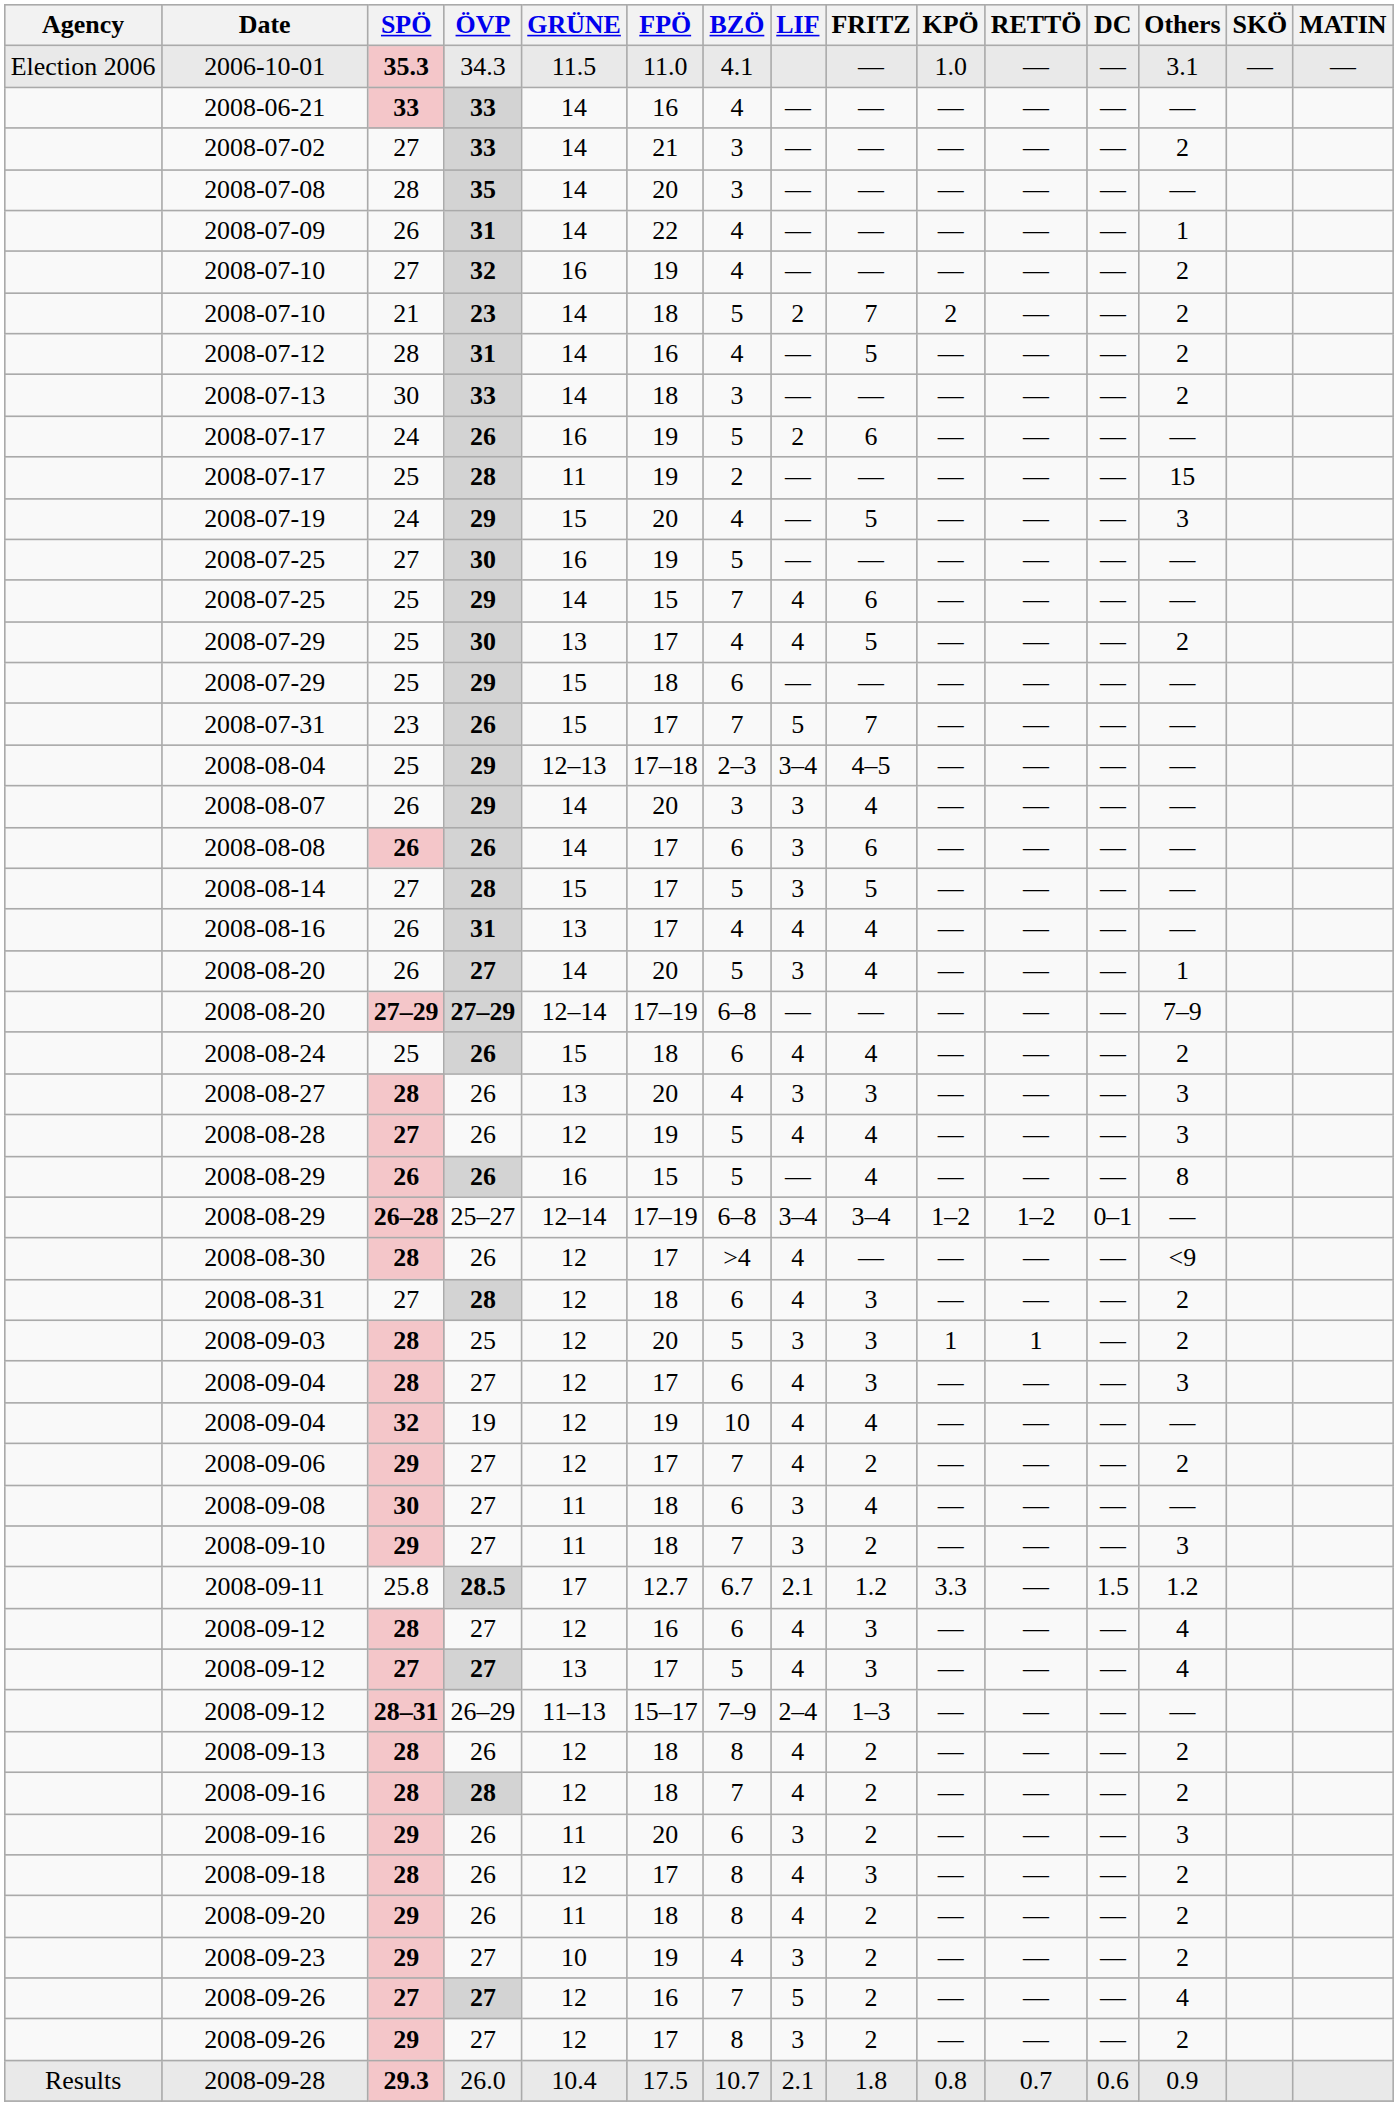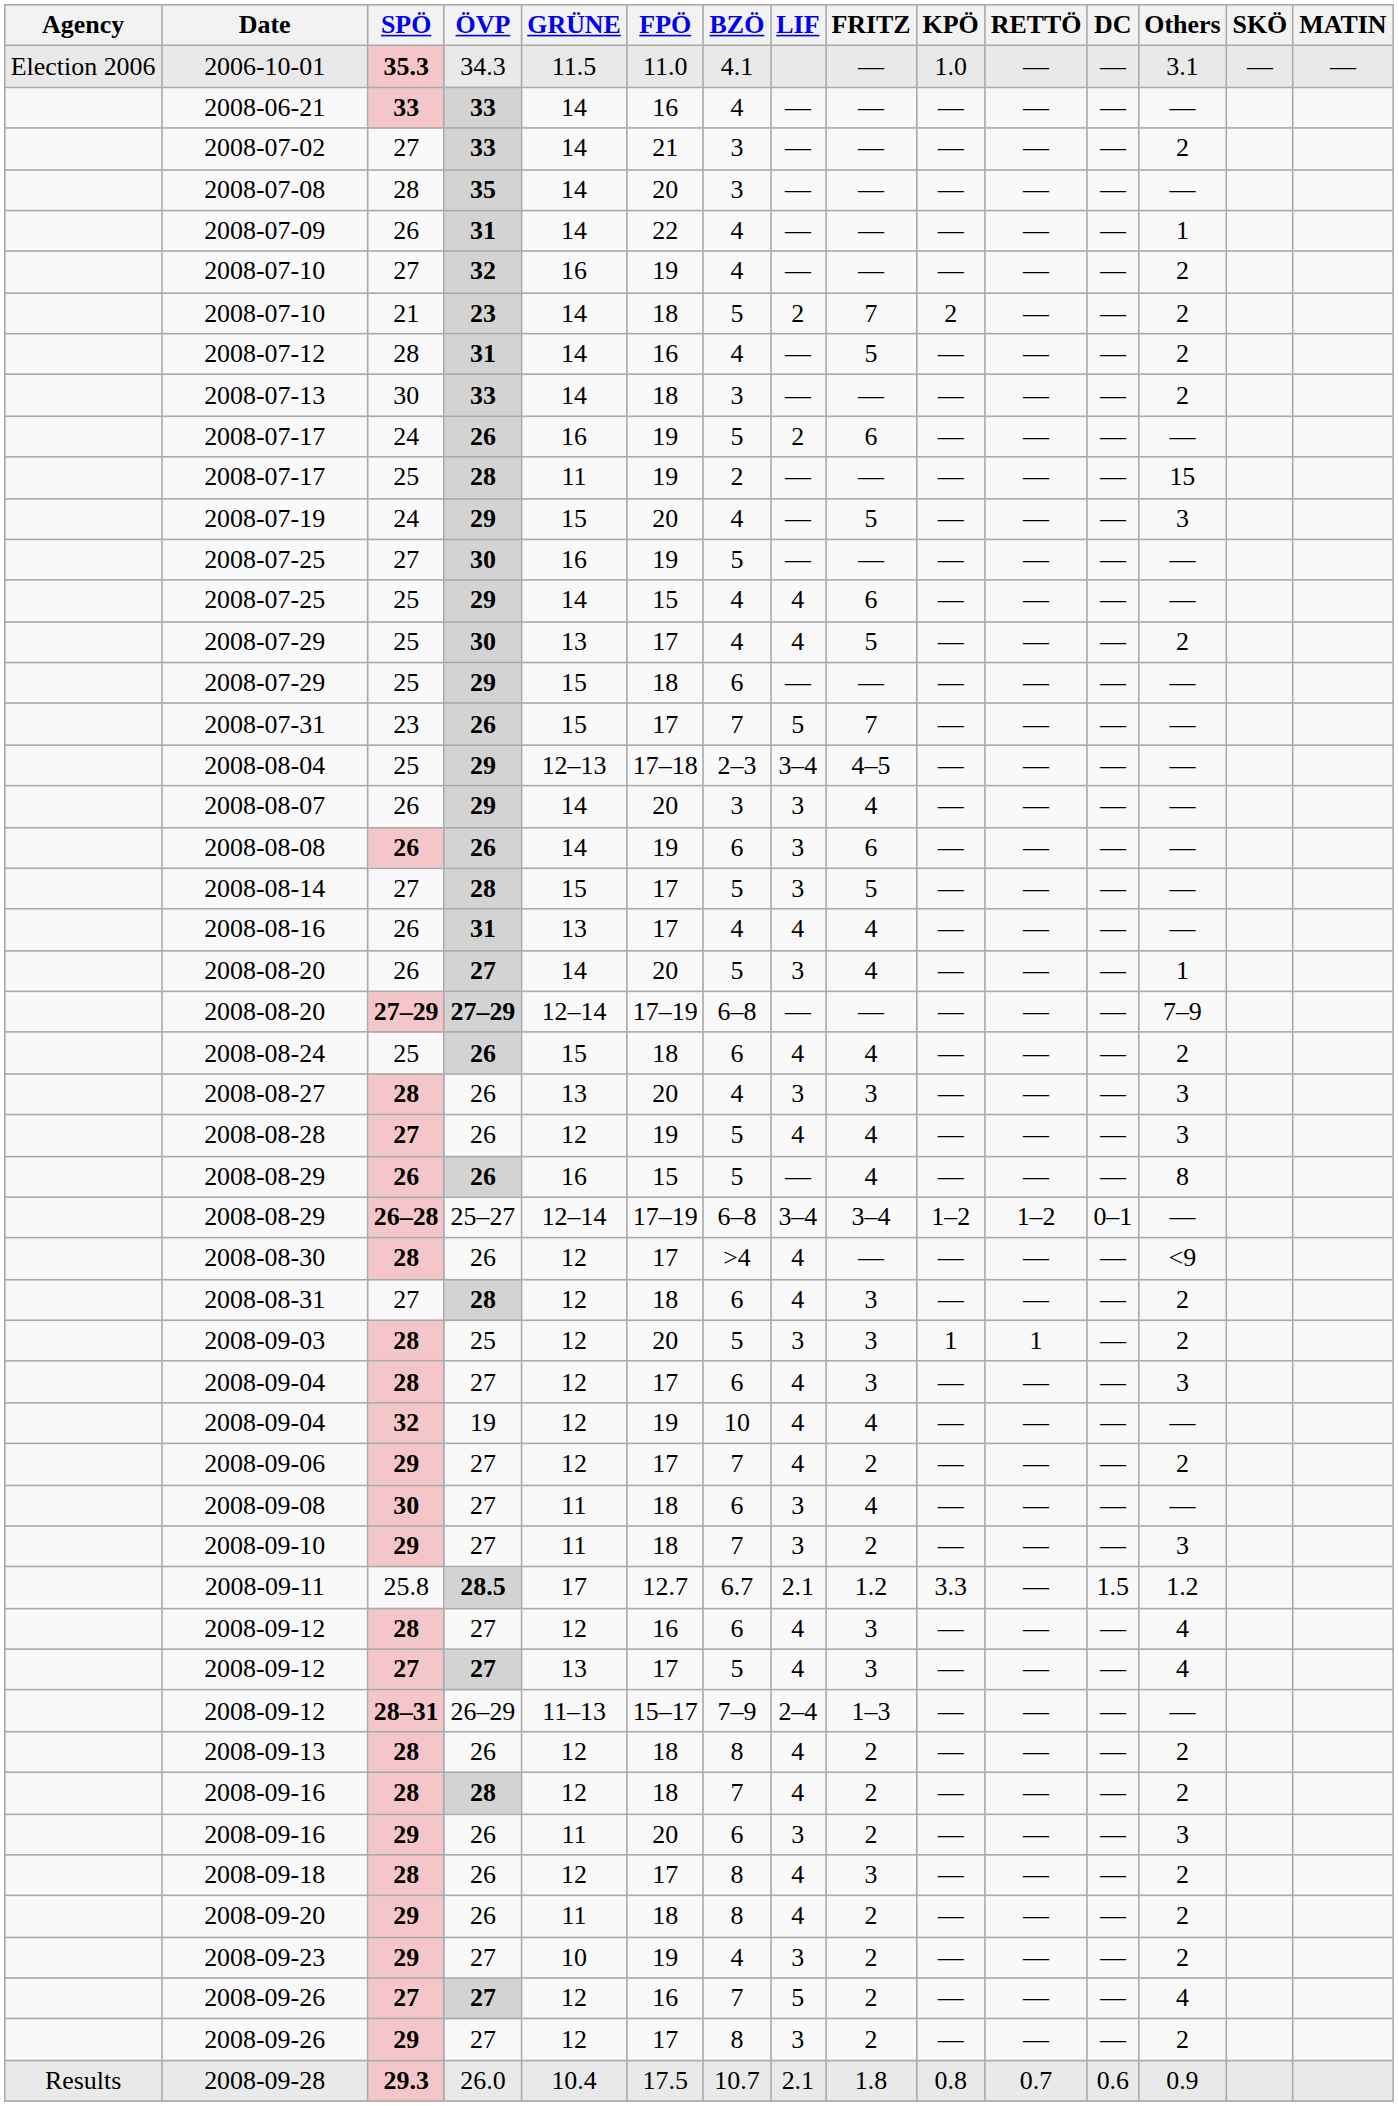(737, 600) 7 -> (737, 600) 4
(665, 847) 17 -> (665, 847) 19
